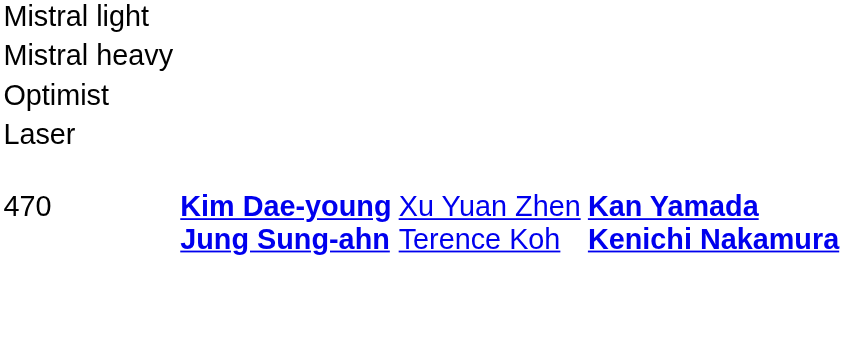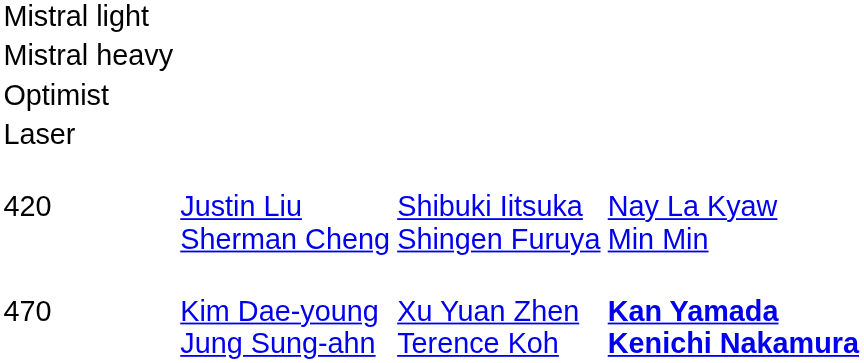+ row: (27, 206)
(286, 223) bold -> (280, 327) normal
